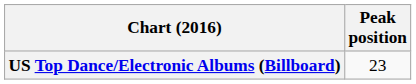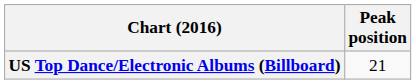(378, 65) 23 -> (378, 65) 21
